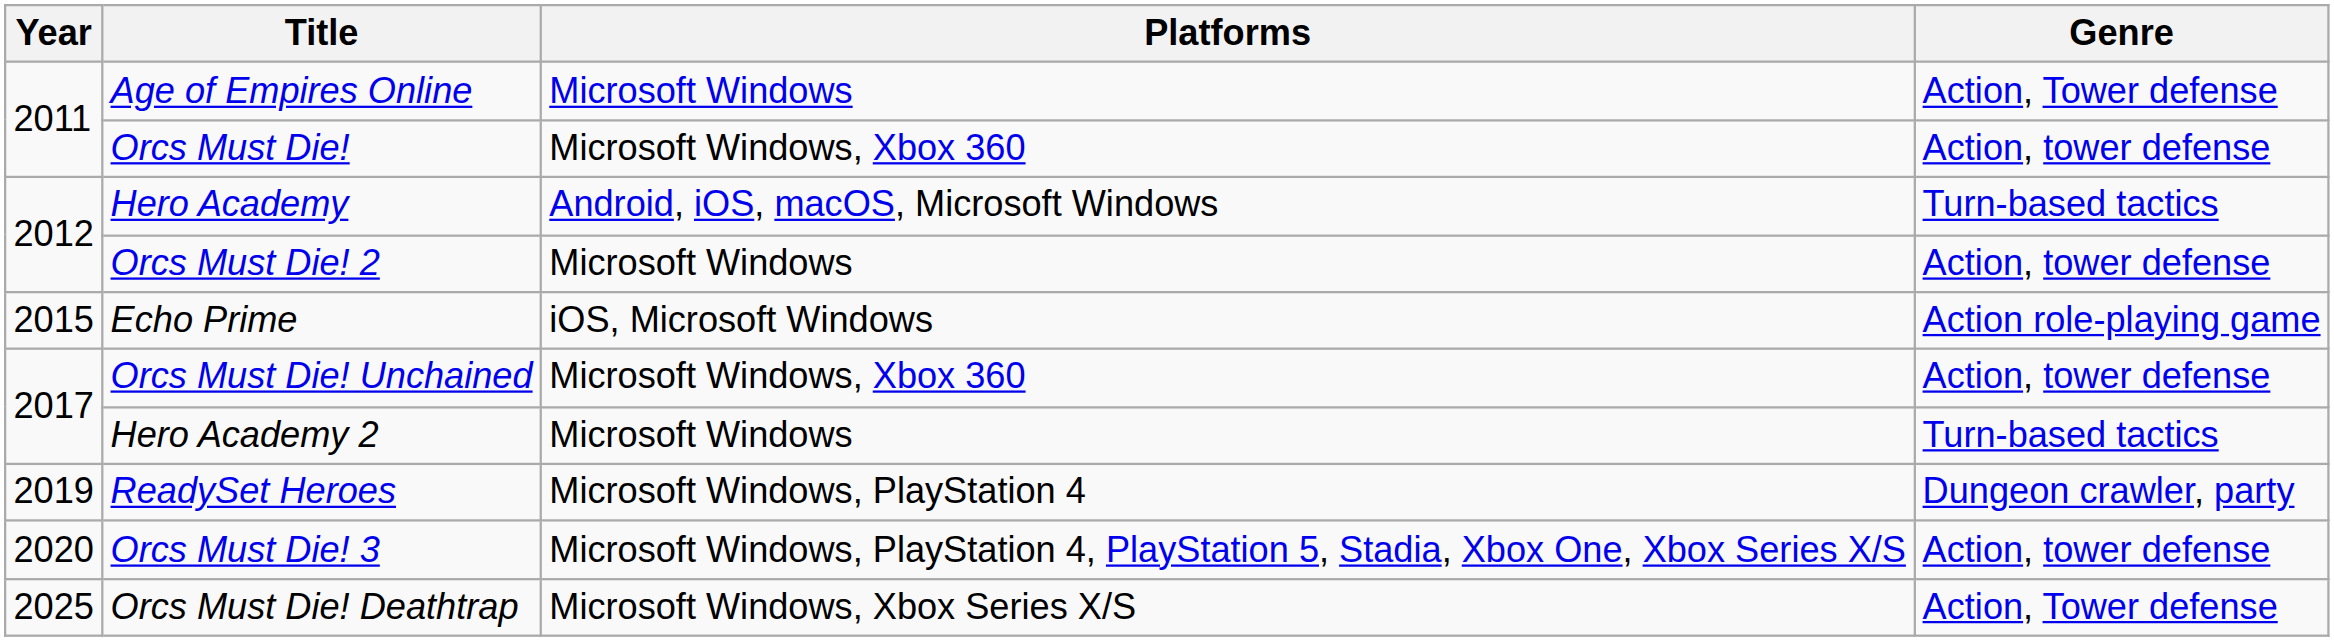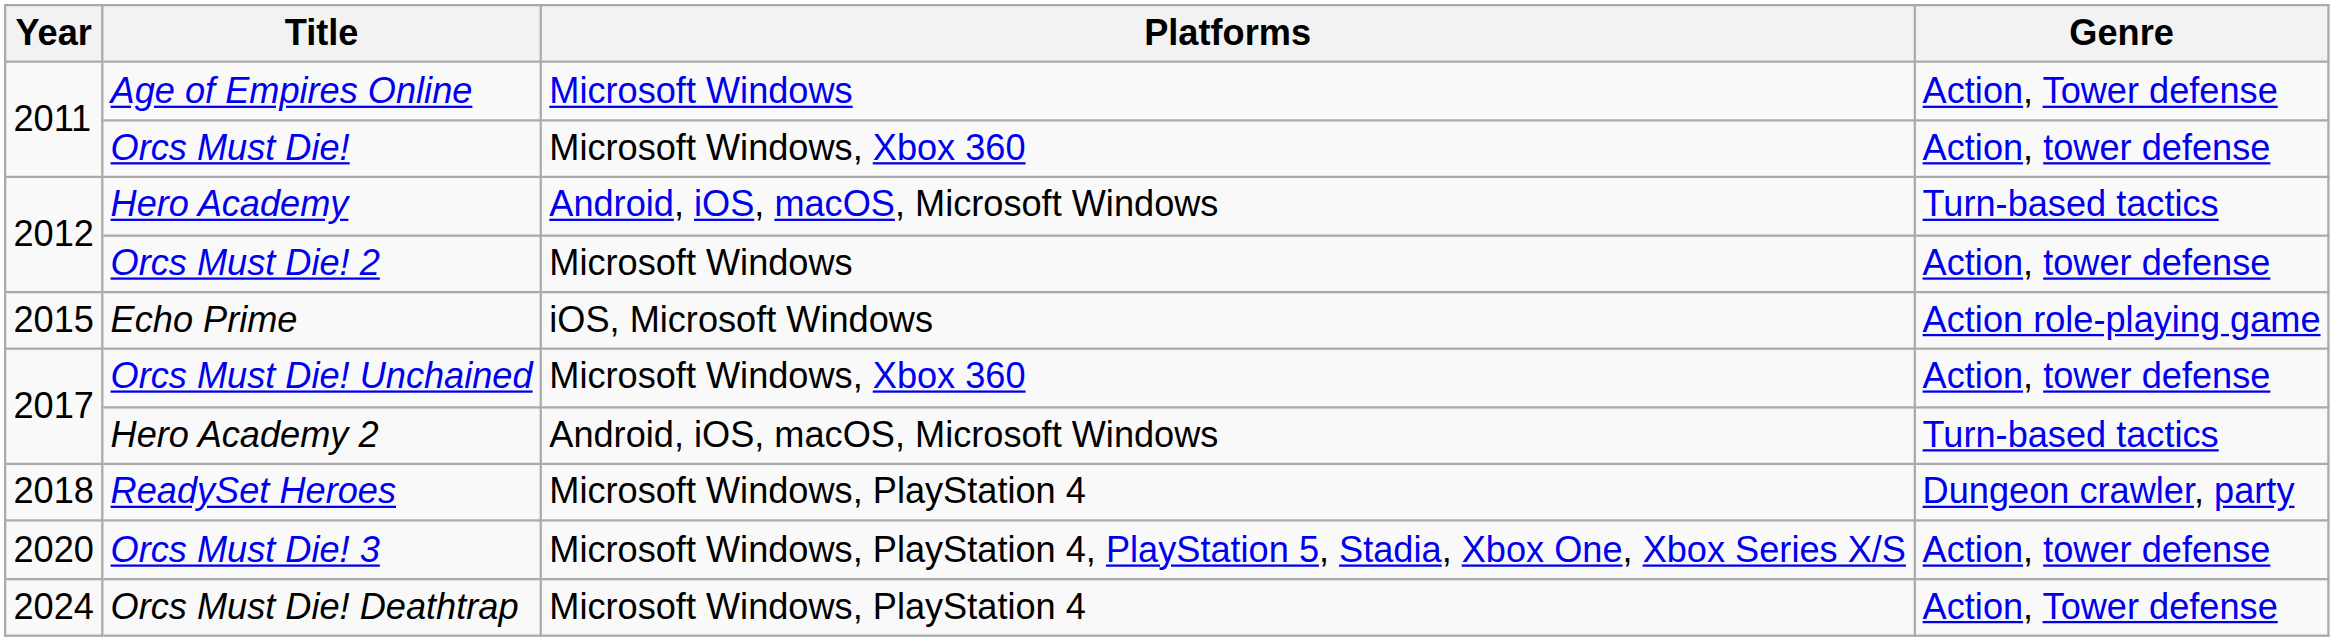(701, 434) Microsoft Windows -> (884, 434) Android, iOS, macOS, Microsoft Windows
(54, 491) 2019 -> (54, 491) 2018
(54, 606) 2025 -> (54, 606) 2024
(843, 606) Microsoft Windows, Xbox Series X/S -> (818, 606) Microsoft Windows, PlayStation 4
